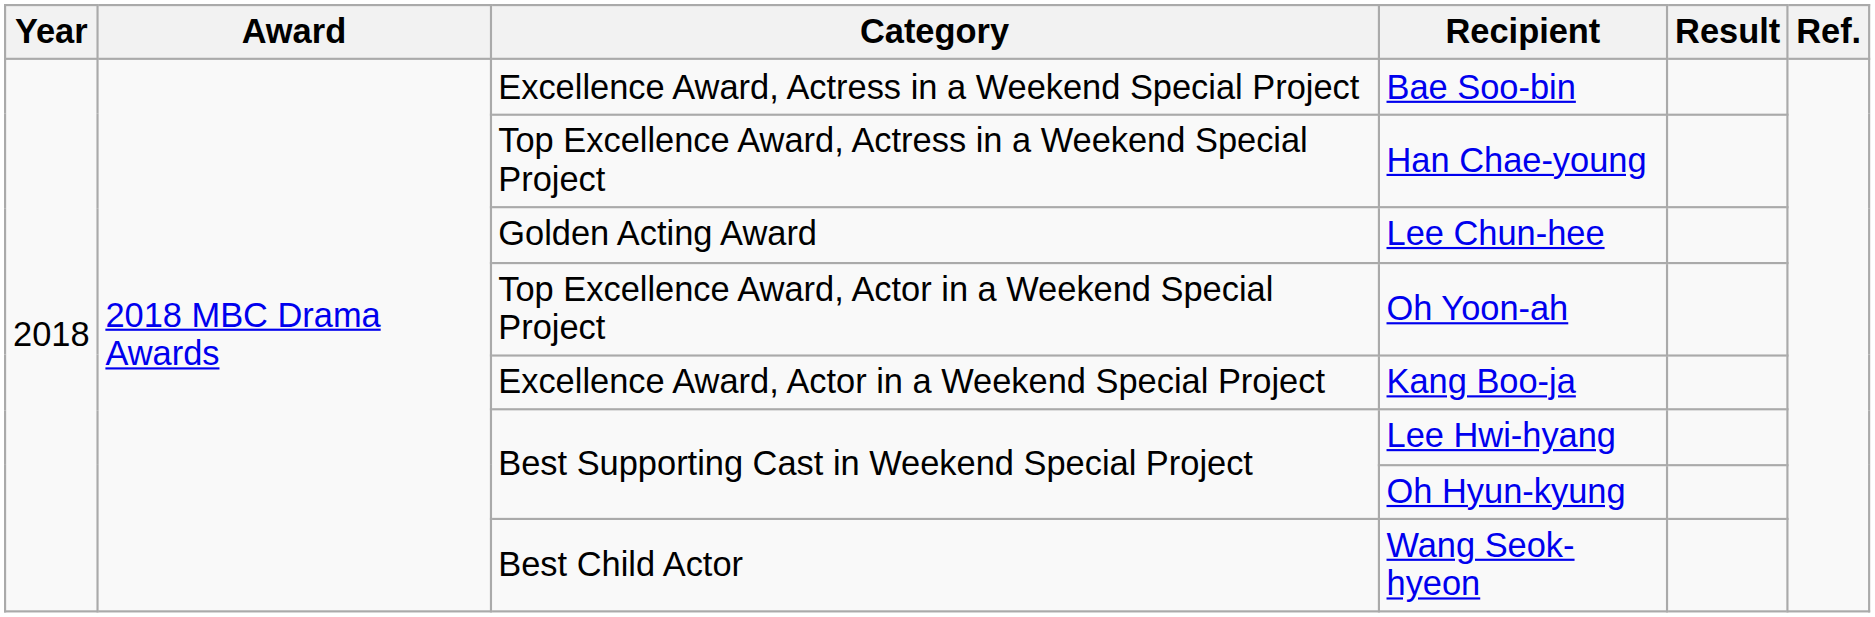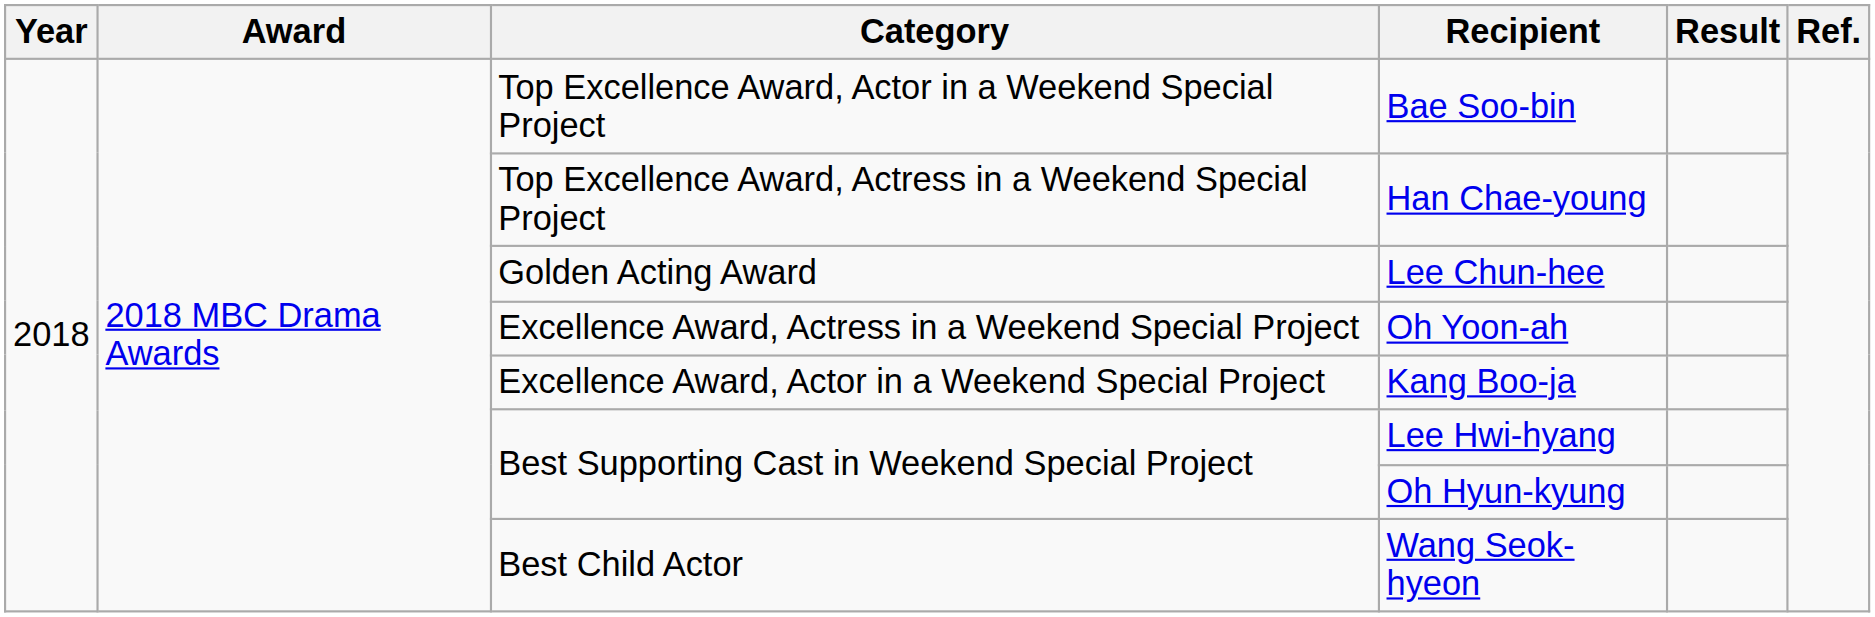(929, 86) Excellence Award, Actress in a Weekend Special Project -> (886, 105) Top Excellence Award, Actor in a Weekend Special Project
(886, 308) Top Excellence Award, Actor in a Weekend Special Project -> (929, 327) Excellence Award, Actress in a Weekend Special Project
